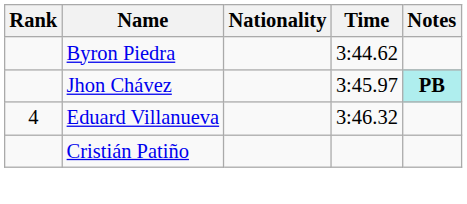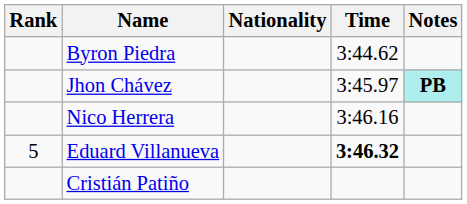+ row: (120, 118)
(33, 118) 4 -> (33, 150) 5
(367, 118) normal -> (367, 150) bold
